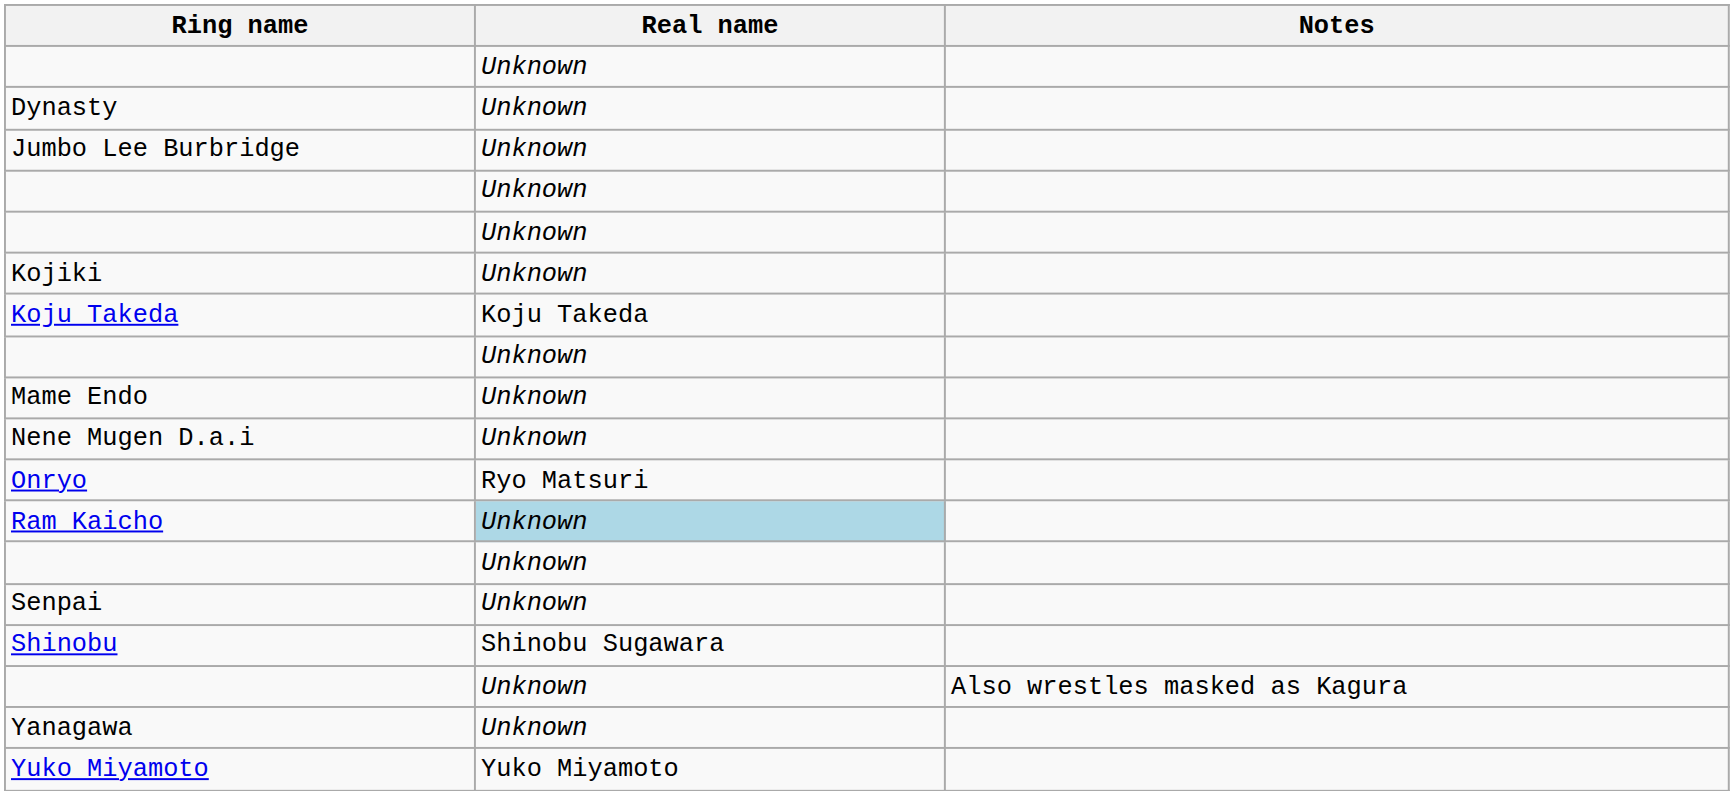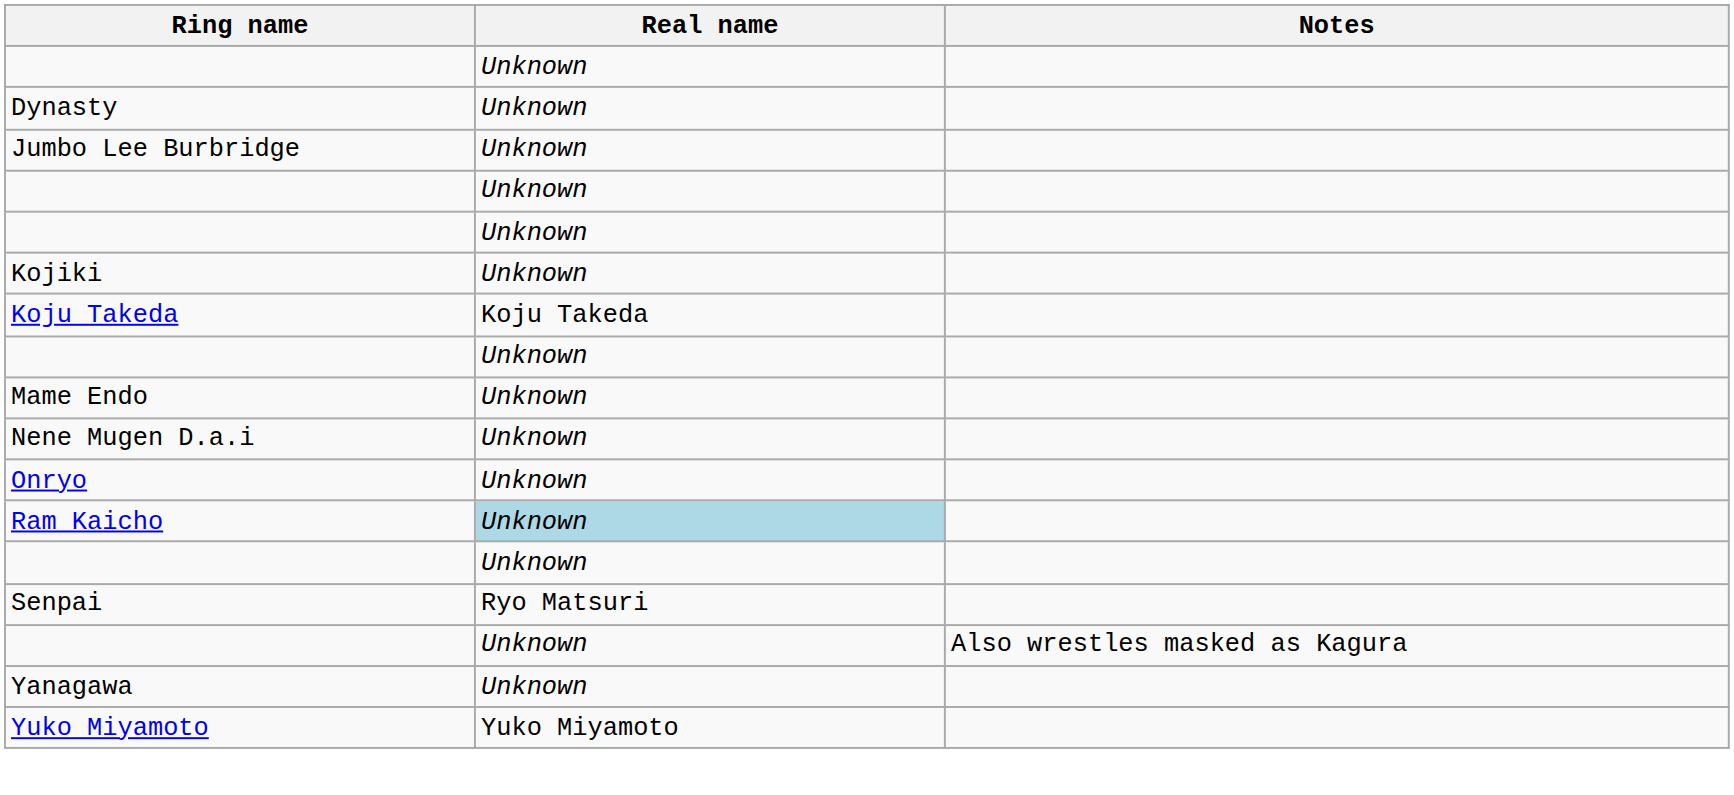(565, 480) Ryo Matsuri -> (534, 480) Unknown
(534, 604) Unknown -> (565, 604) Ryo Matsuri
- row: (64, 645)
